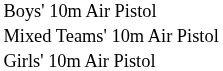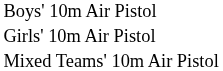rows swapped: (79, 61) <-> (111, 36)
